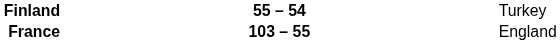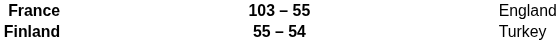rows swapped: (34, 31) <-> (32, 10)
